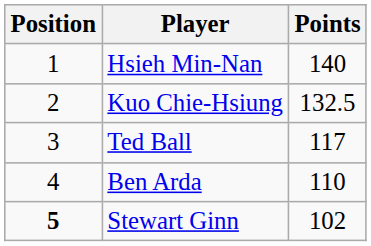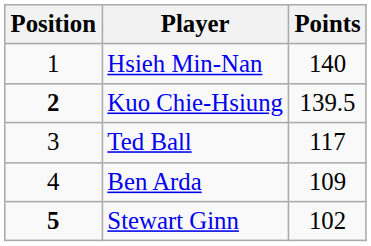(53, 102) normal -> (53, 102) bold
(328, 102) 132.5 -> (328, 102) 139.5
(328, 181) 110 -> (328, 181) 109
